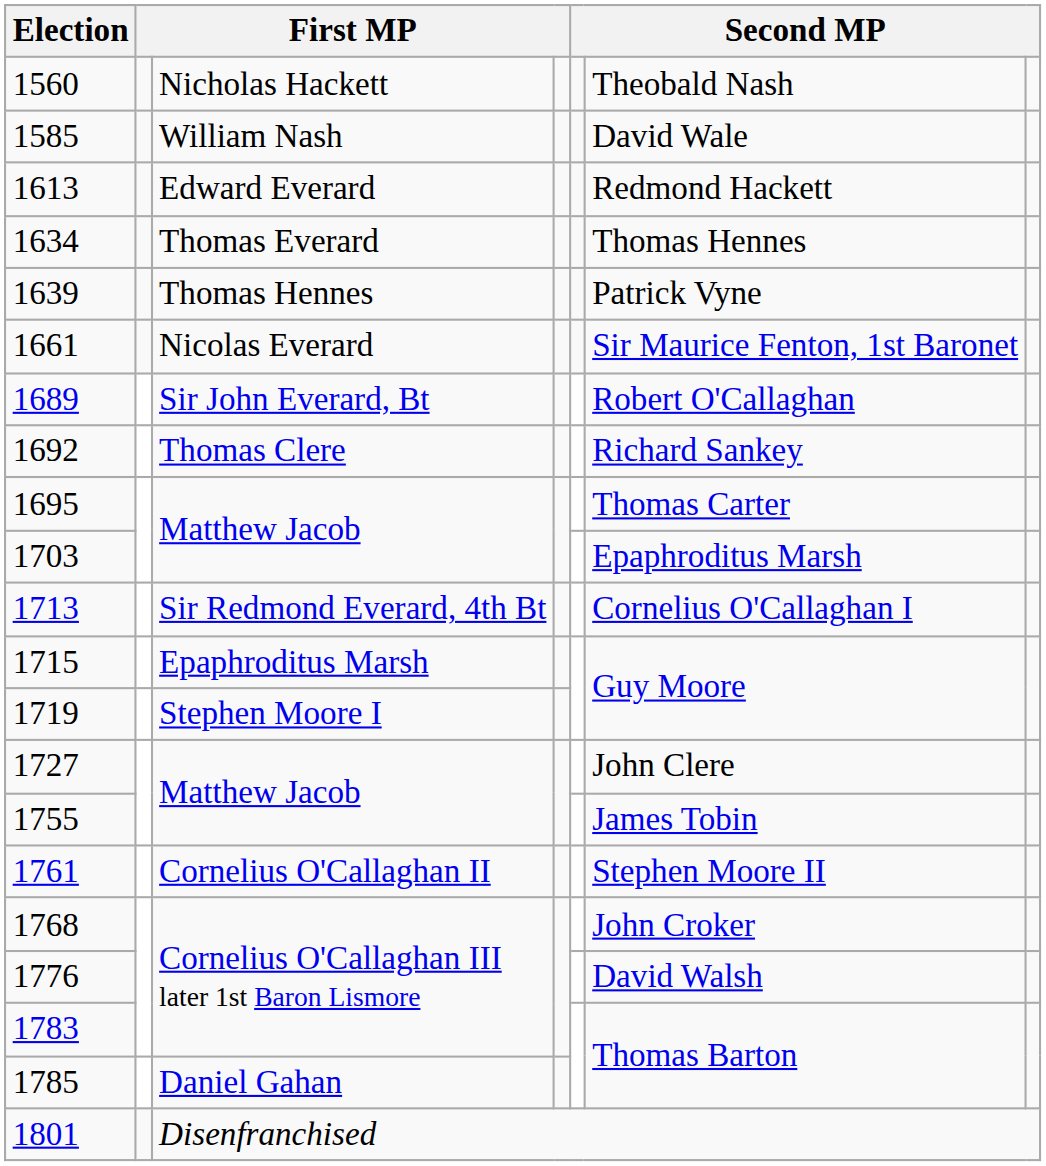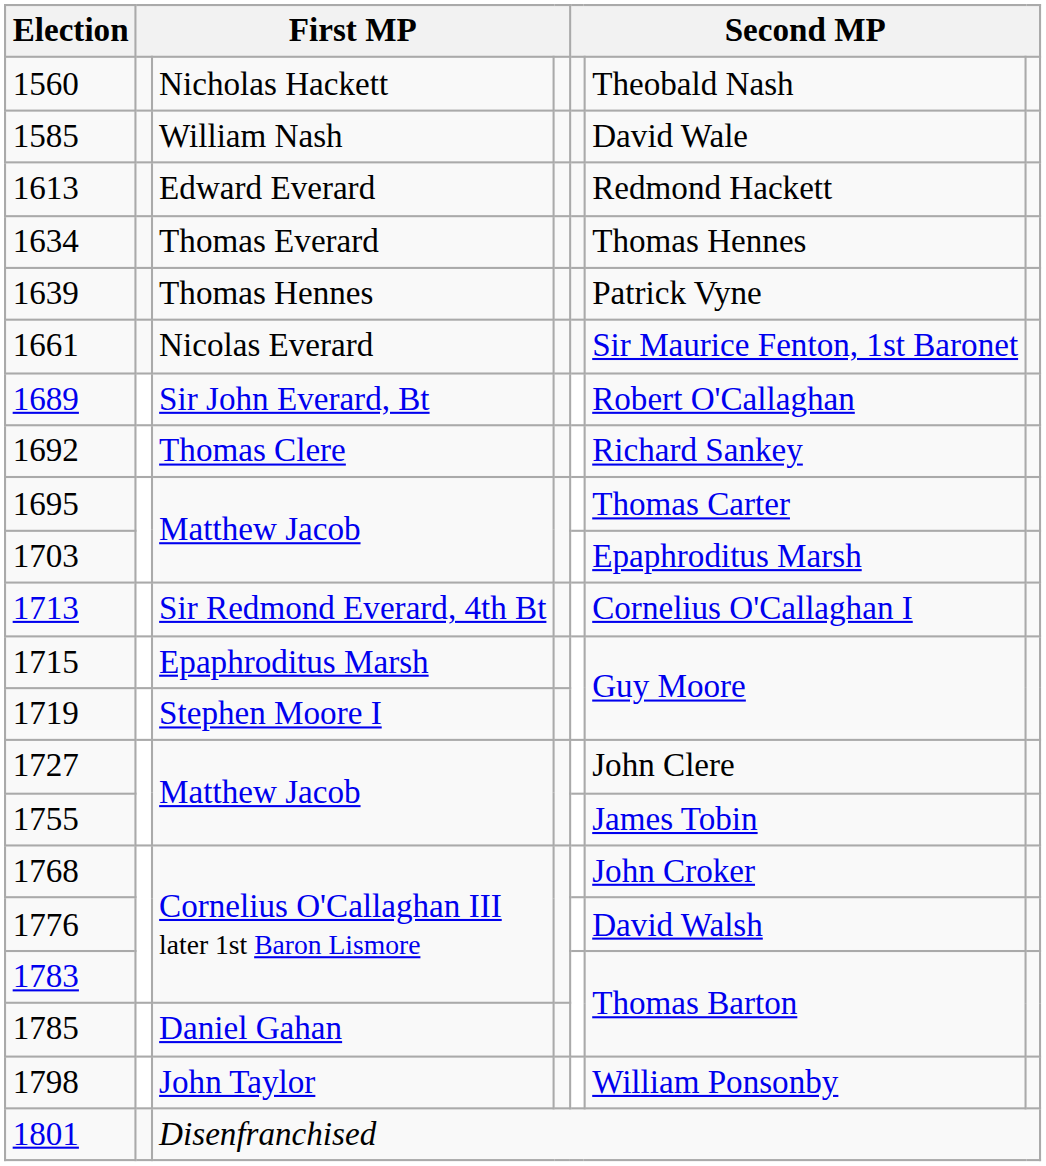- row: (46, 871)
+ row: (46, 1081)
